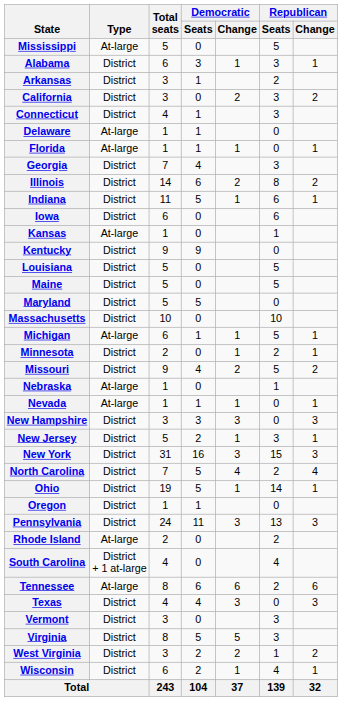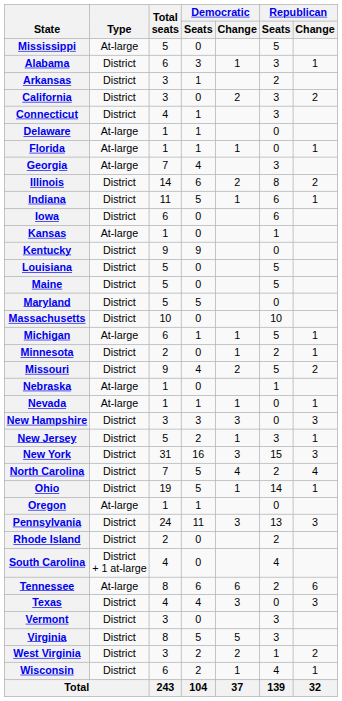(119, 166) District -> (119, 166) At-large
(119, 506) District -> (119, 506) At-large
(119, 540) At-large -> (119, 540) District
